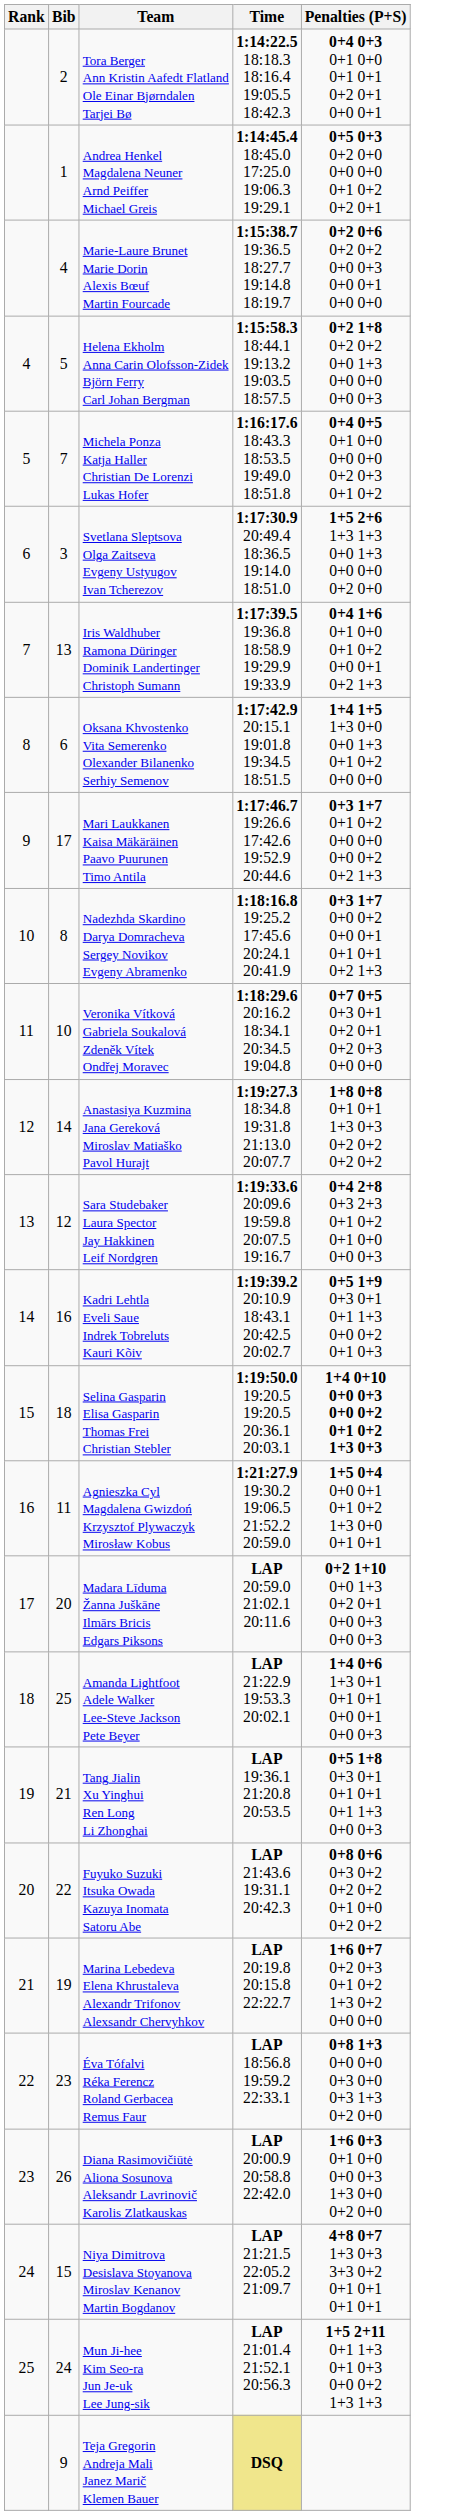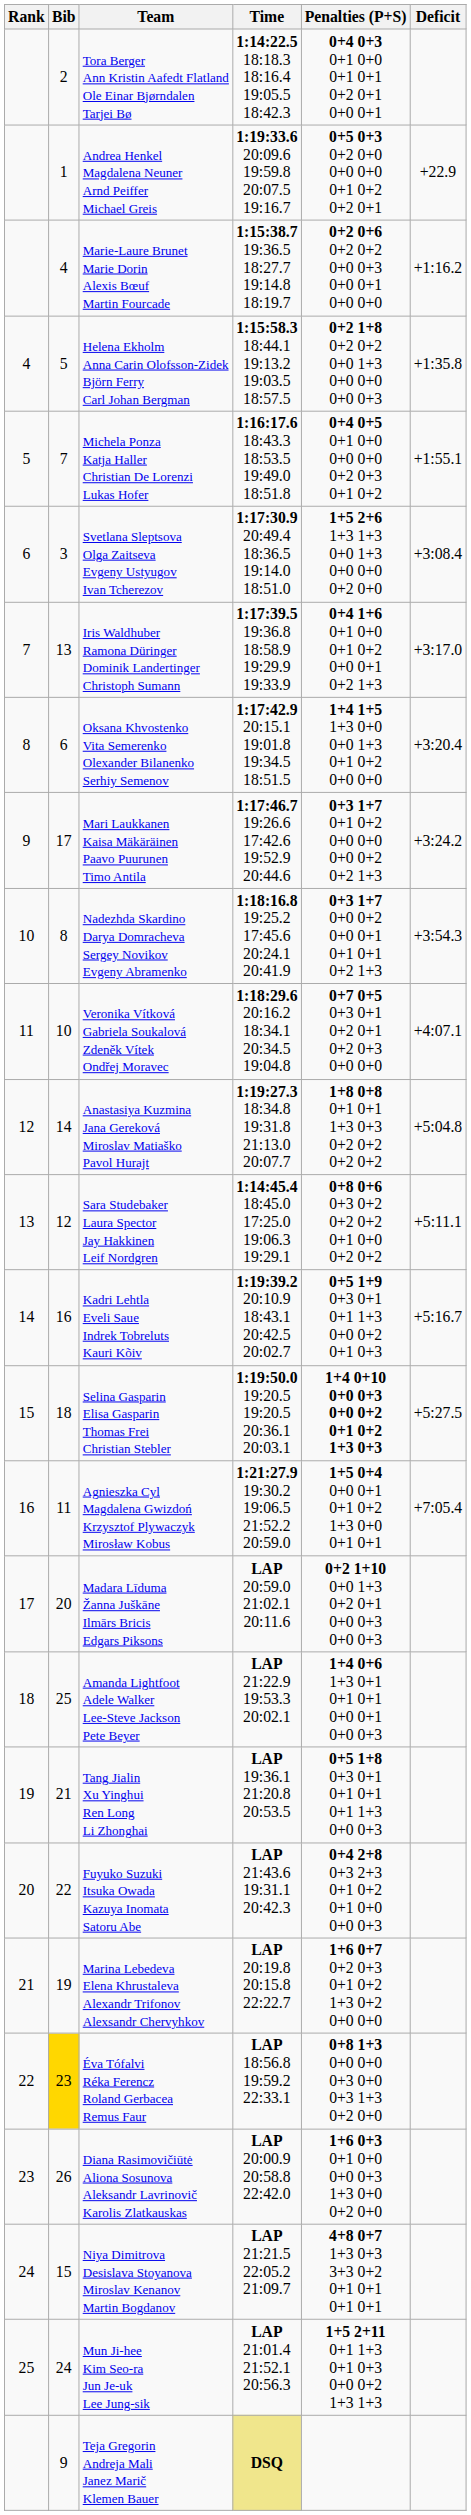+ column: (438, 16)
(267, 172) 1:14:45.4 18:45.0 17:25.0 19:06.3 19:29.1 -> (267, 172) 1:19:33.6 20:09.6 19:59.8 20:07.5 19:16.7
(267, 1222) 1:19:33.6 20:09.6 19:59.8 20:07.5 19:16.7 -> (267, 1222) 1:14:45.4 18:45.0 17:25.0 19:06.3 19:29.1
(356, 1222) 0+4 2+8 0+3 2+3 0+1 0+2 0+1 0+0 0+0 0+3 -> (356, 1222) 0+8 0+6 0+3 0+2 0+2 0+2 0+1 0+0 0+2 0+2
(356, 1890) 0+8 0+6 0+3 0+2 0+2 0+2 0+1 0+0 0+2 0+2 -> (356, 1890) 0+4 2+8 0+3 2+3 0+1 0+2 0+1 0+0 0+0 0+3
(64, 2081) no background -> (64, 2081) gold background
